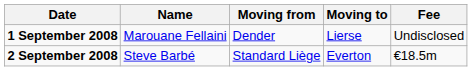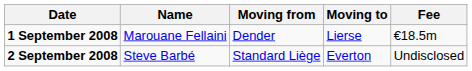(429, 35) Undisclosed -> (415, 35) €18.5m
(415, 55) €18.5m -> (429, 55) Undisclosed
